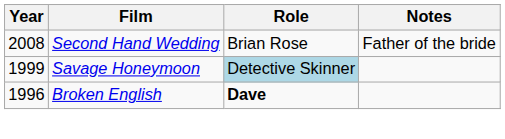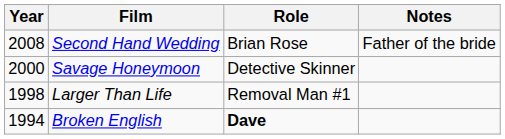(26, 69) 1999 -> (26, 69) 2000
(291, 69) lightblue background -> (291, 69) no background
+ row: (112, 95)
(26, 95) 1996 -> (26, 120) 1994
